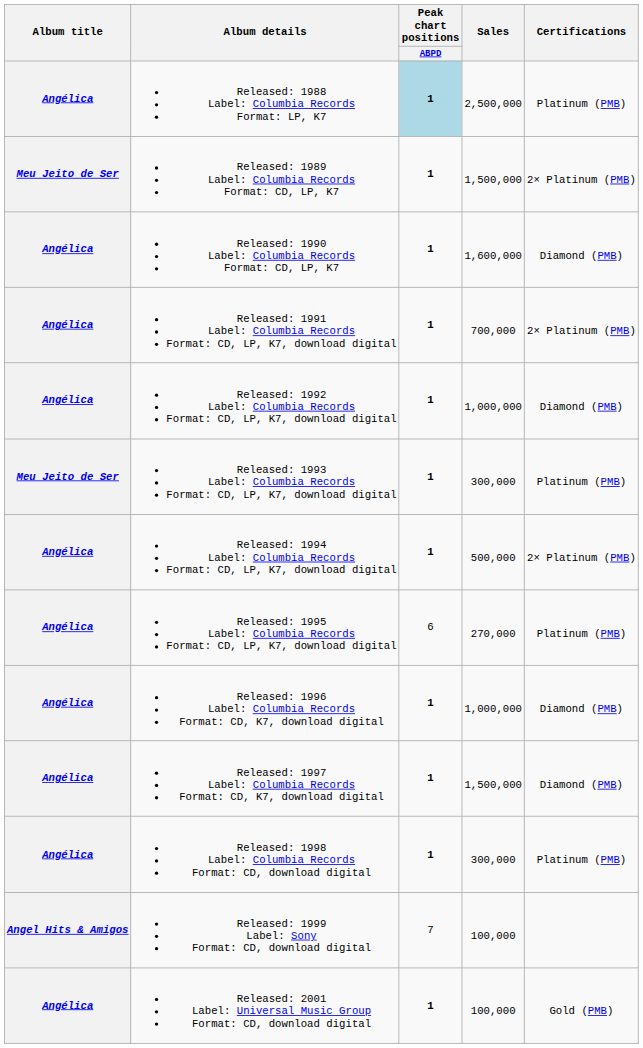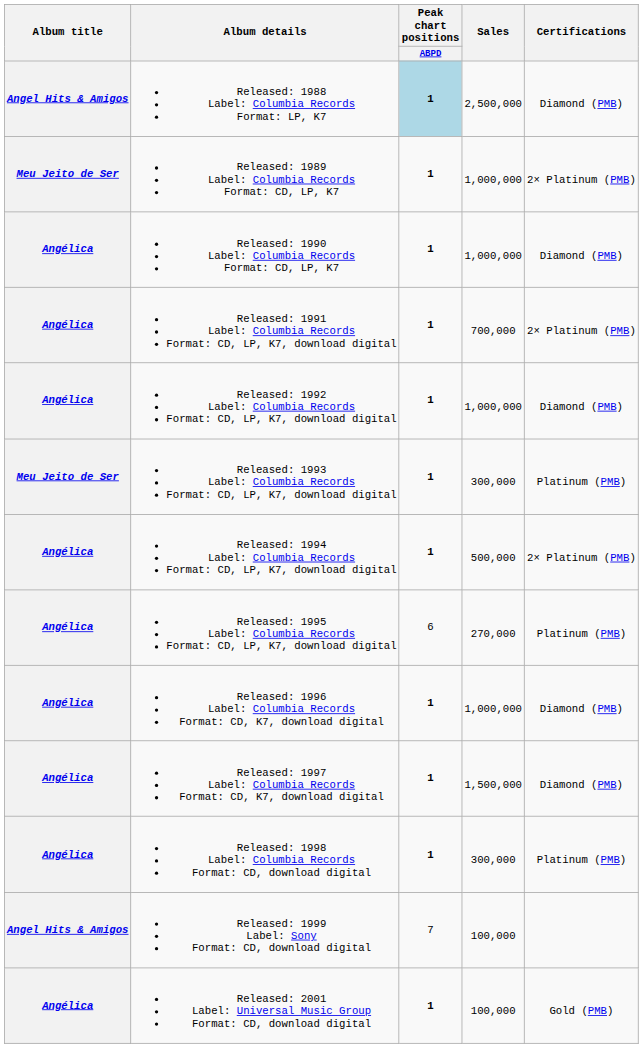(68, 98) Angélica -> (68, 98) Angel Hits & Amigos
(581, 105) Platinum (PMB) -> (581, 105) Diamond (PMB)
(493, 180) 1,500,000 -> (493, 180) 1,000,000
(493, 256) 1,600,000 -> (493, 256) 1,000,000
